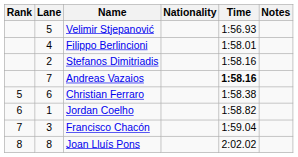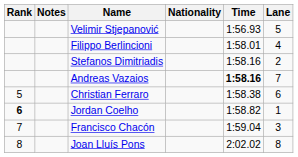columns swapped: (49, 12) <-> (276, 12)
(19, 111) normal -> (19, 111) bold
